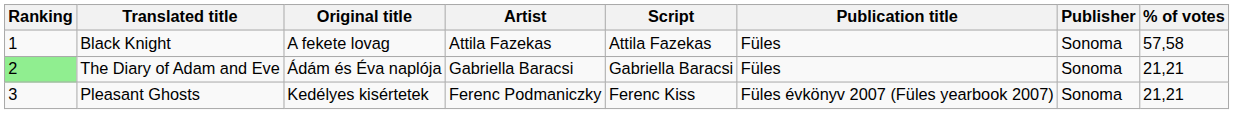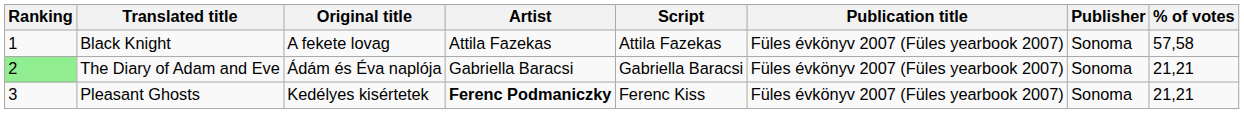(761, 43) Füles -> (907, 43) Füles évkönyv 2007 (Füles yearbook 2007)
(761, 69) Füles -> (907, 69) Füles évkönyv 2007 (Füles yearbook 2007)
(525, 95) normal -> (530, 95) bold
